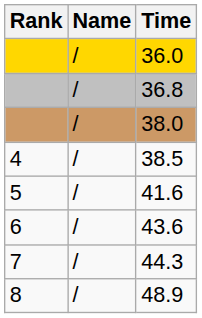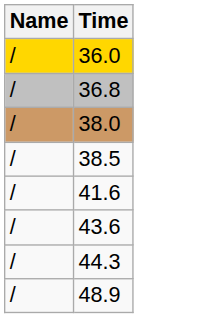- column: (36, 21)
